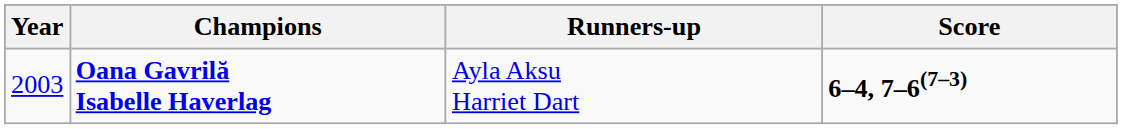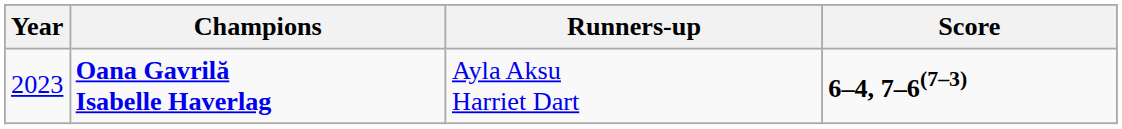(37, 85) 2003 -> (37, 85) 2023
